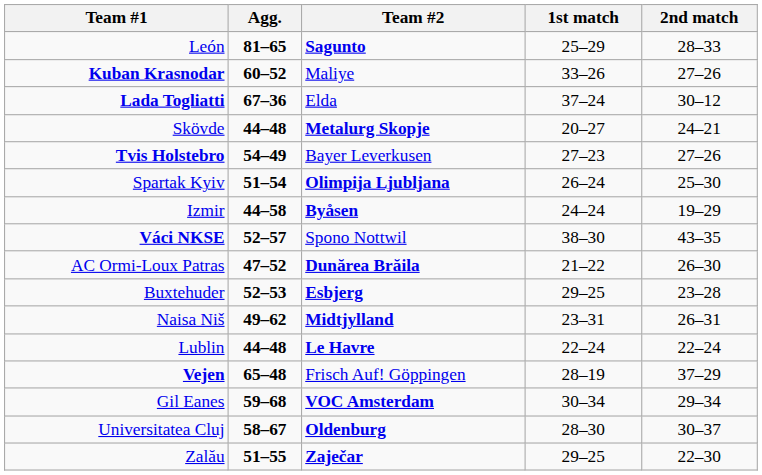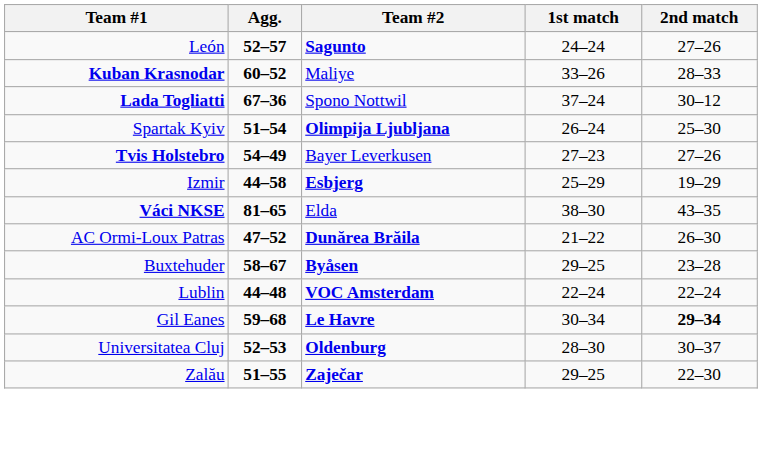(265, 45) 81–65 -> (265, 45) 52–57
(583, 45) 25–29 -> (583, 45) 24–24
(699, 45) 28–33 -> (699, 45) 27–26
(699, 73) 27–26 -> (699, 73) 28–33
(321, 100) Elda -> (356, 100) Spono Nottwil
- row: (199, 127)
rows swapped: (179, 182) <-> (170, 155)
(332, 210) Byåsen -> (334, 182) Esbjerg
(583, 210) 24–24 -> (583, 182) 25–29
(265, 237) 52–57 -> (265, 210) 81–65
(356, 237) Spono Nottwil -> (321, 210) Elda
(265, 292) 52–53 -> (265, 264) 58–67
(334, 292) Esbjerg -> (332, 264) Byåsen
- row: (191, 319)
(340, 347) Le Havre -> (370, 292) VOC Amsterdam
- row: (204, 374)
(370, 401) VOC Amsterdam -> (340, 319) Le Havre
(699, 401) normal -> (699, 319) bold
(265, 429) 58–67 -> (265, 347) 52–53
